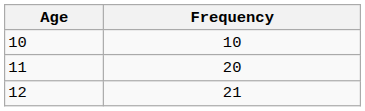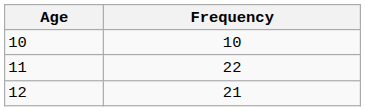(232, 68) 20 -> (232, 68) 22
